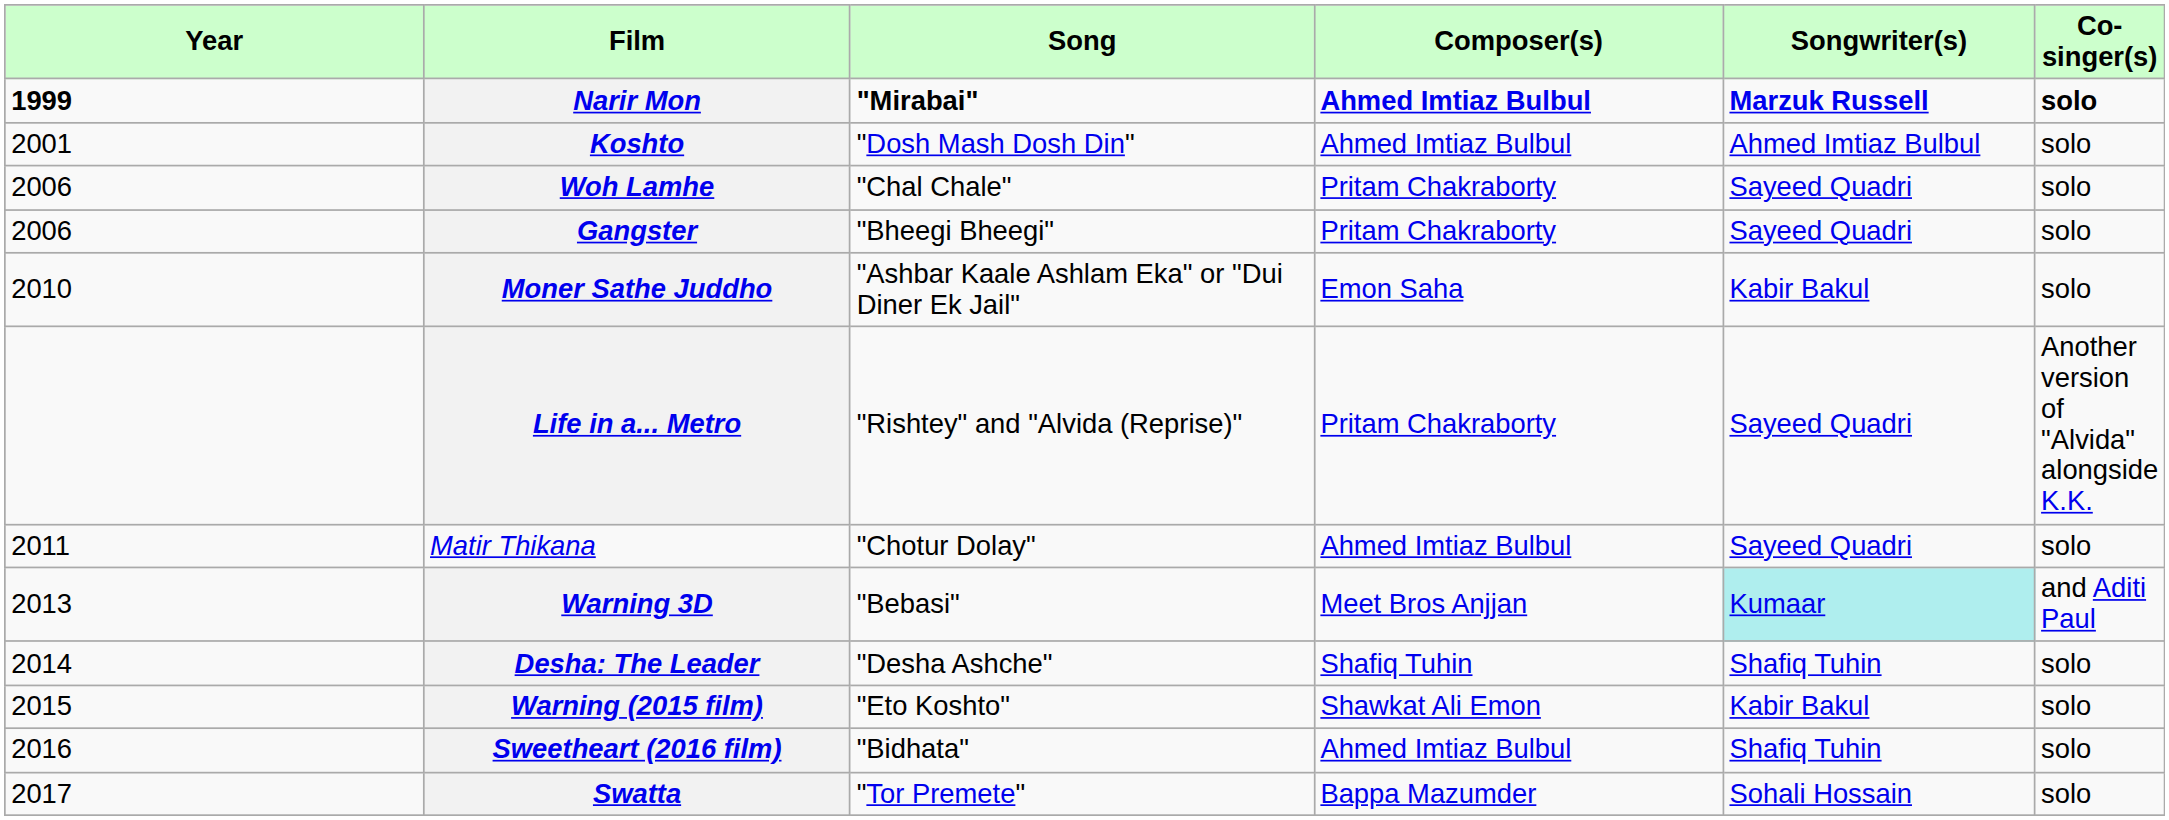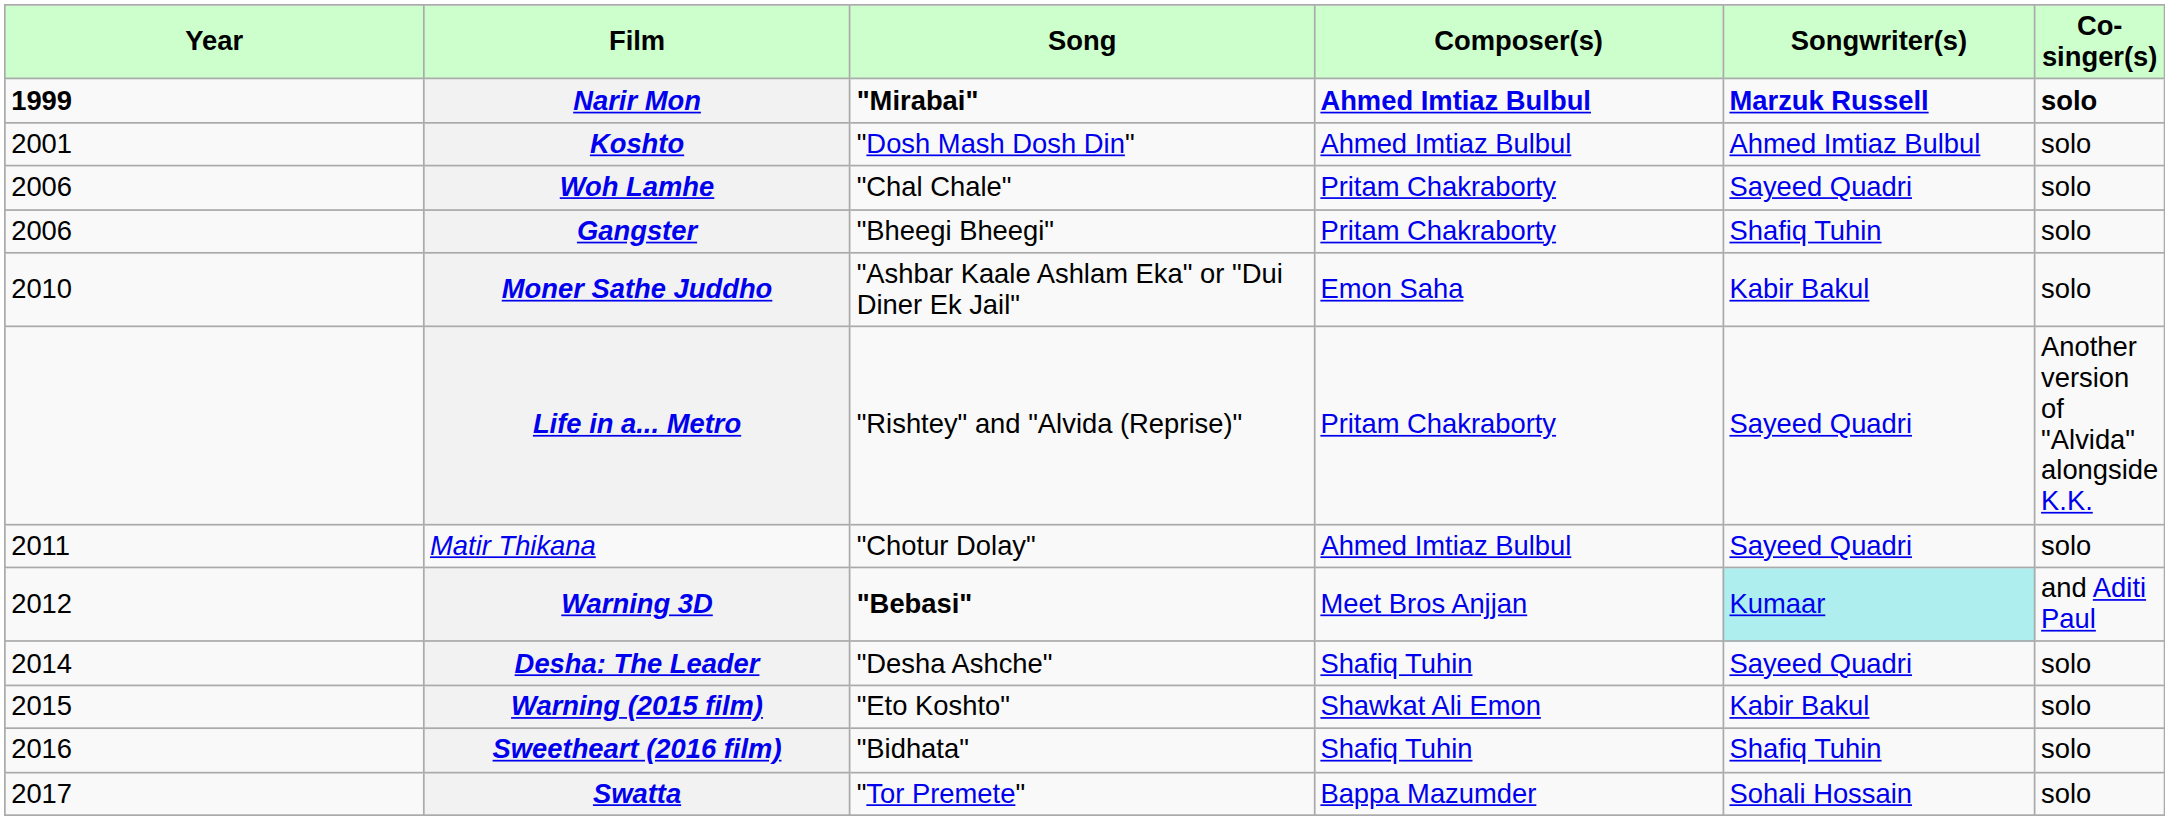(1821, 230) Sayeed Quadri -> (1806, 230) Shafiq Tuhin
(42, 604) 2013 -> (42, 604) 2012
(908, 604) normal -> (914, 604) bold
(1806, 662) Shafiq Tuhin -> (1821, 662) Sayeed Quadri
(1446, 749) Ahmed Imtiaz Bulbul -> (1396, 749) Shafiq Tuhin
